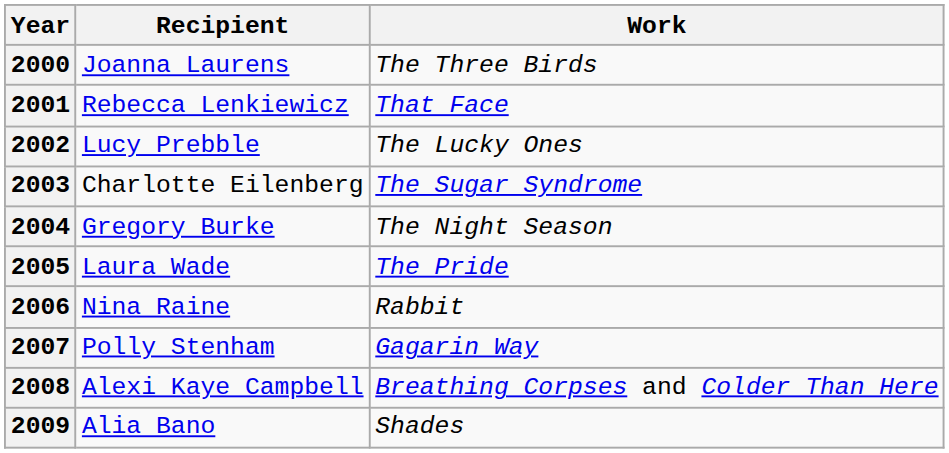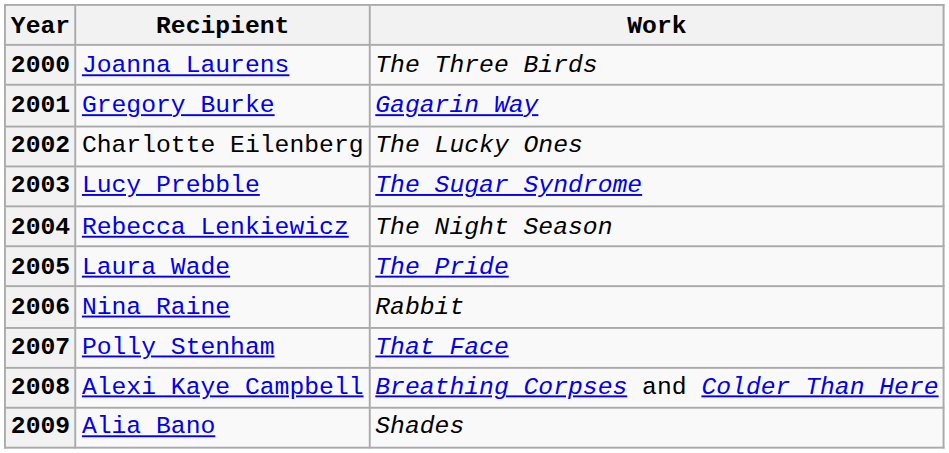(215, 106) Rebecca Lenkiewicz -> (178, 106) Gregory Burke
(442, 106) That Face -> (457, 106) Gagarin Way
(171, 146) Lucy Prebble -> (223, 146) Charlotte Eilenberg
(223, 186) Charlotte Eilenberg -> (171, 186) Lucy Prebble
(178, 226) Gregory Burke -> (215, 226) Rebecca Lenkiewicz
(457, 347) Gagarin Way -> (442, 347) That Face
